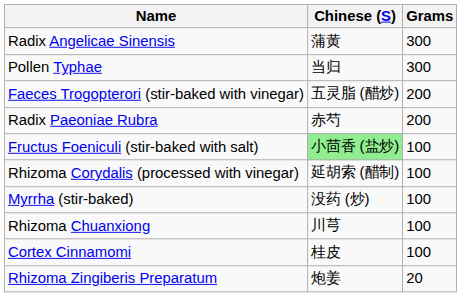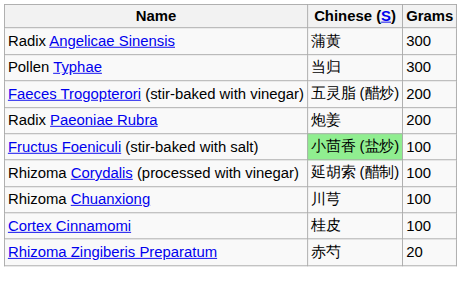(326, 119) 赤芍 -> (326, 119) 炮姜
- row: (71, 199)
(326, 278) 炮姜 -> (326, 251) 赤芍
